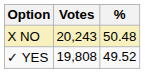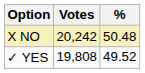(77, 36) 20,243 -> (77, 36) 20,242
